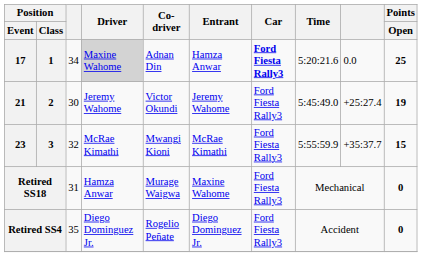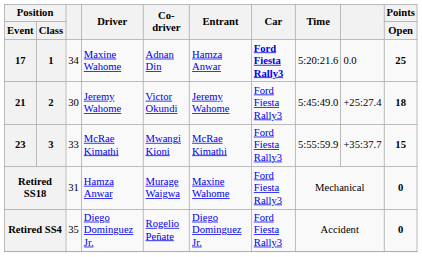(103, 60) lightgrey background -> (103, 60) no background
(401, 102) 19 -> (401, 102) 18
(74, 145) 32 -> (74, 145) 33
